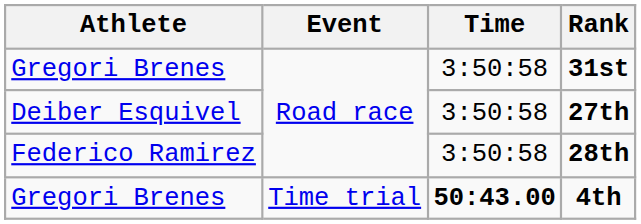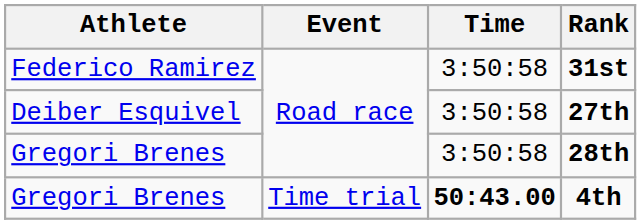(118, 69) Gregori Brenes -> (134, 69) Federico Ramirez
(134, 155) Federico Ramirez -> (118, 155) Gregori Brenes
